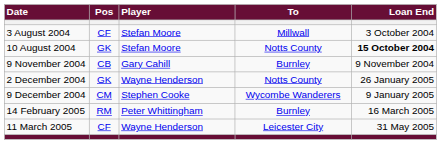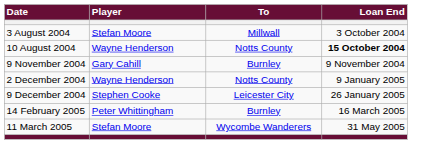- column: (104, 22)
(151, 48) Stefan Moore -> (133, 48) Wayne Henderson
(397, 79) 26 January 2005 -> (371, 79) 9 January 2005
(293, 95) Wycombe Wanderers -> (264, 95) Leicester City
(400, 95) 9 January 2005 -> (368, 95) 26 January 2005
(162, 127) Wayne Henderson -> (122, 127) Stefan Moore
(293, 127) Leicester City -> (264, 127) Wycombe Wanderers
